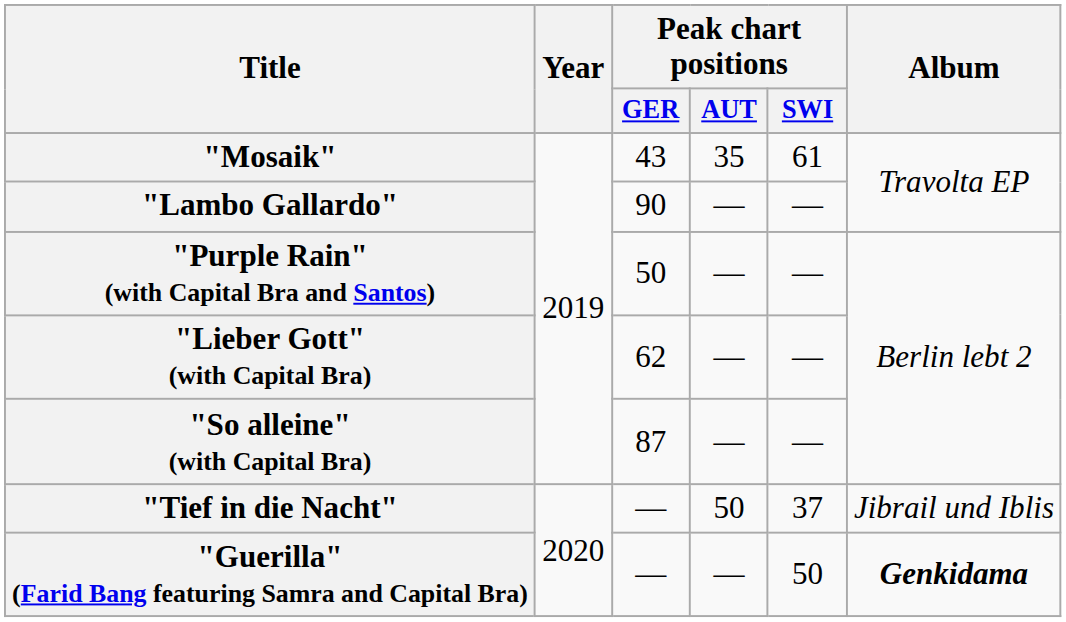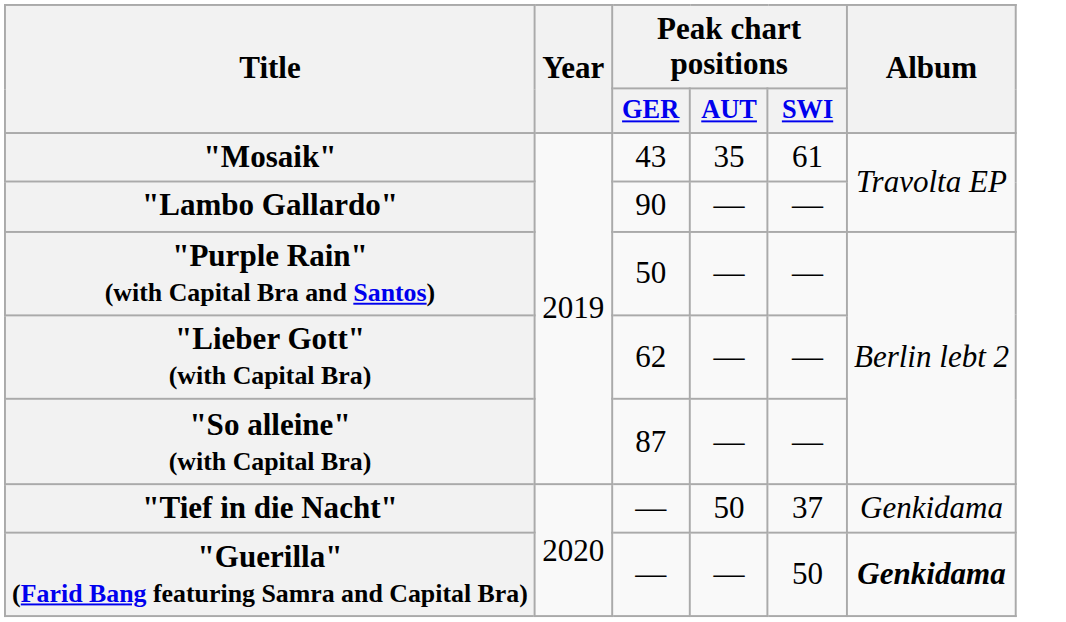(954, 507) Jibrail und Iblis -> (932, 507) Genkidama
